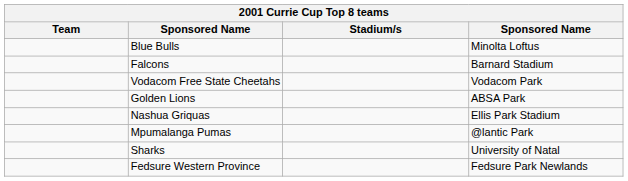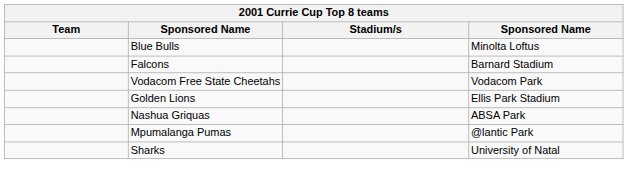(498, 99) ABSA Park -> (515, 99) Ellis Park Stadium
(515, 116) Ellis Park Stadium -> (498, 116) ABSA Park
- row: (195, 167)
